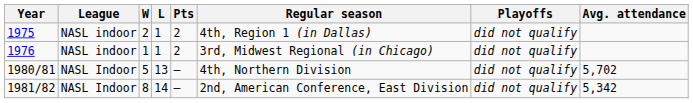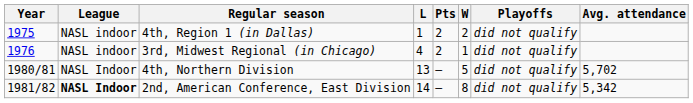columns swapped: (145, 14) <-> (334, 14)
(158, 51) 1 -> (420, 51) 4
(99, 88) normal -> (99, 88) bold
